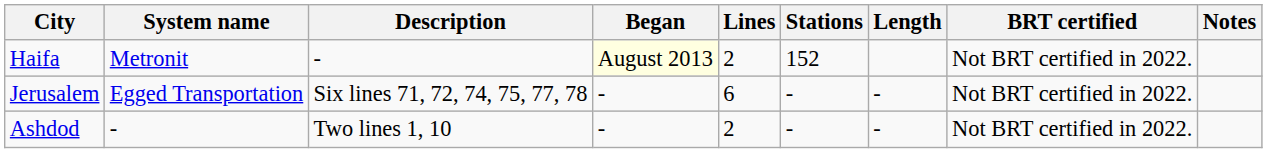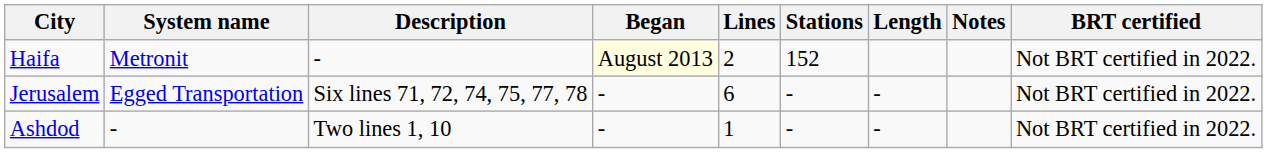columns swapped: (1229, 22) <-> (1072, 22)
(729, 128) 2 -> (729, 128) 1
